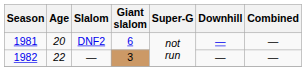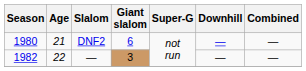(26, 41) 1981 -> (26, 41) 1980
(59, 41) 20 -> (59, 41) 21
